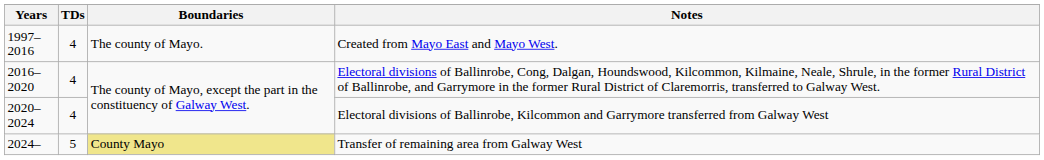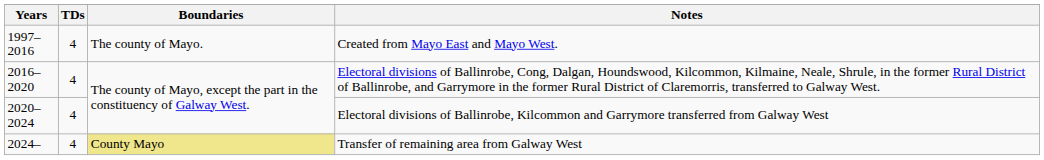(73, 144) 5 -> (73, 144) 4
